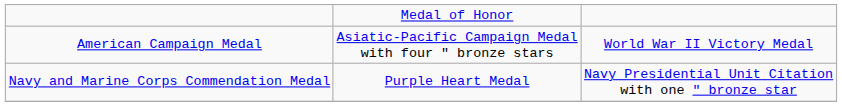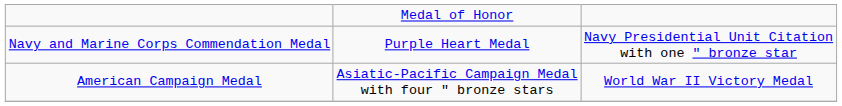rows swapped: (169, 82) <-> (169, 45)
